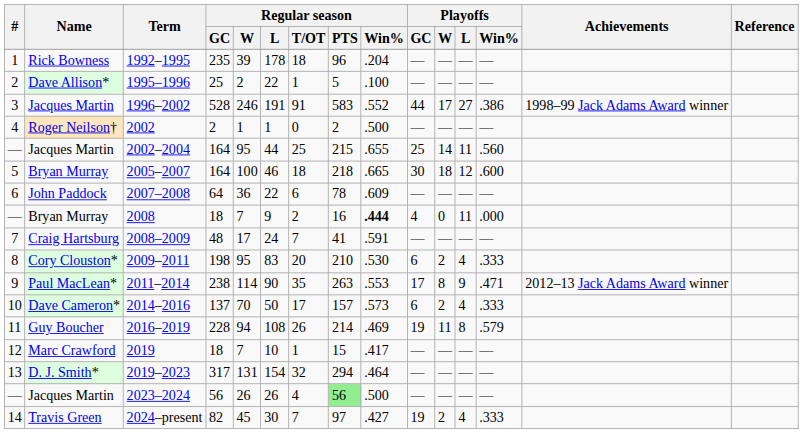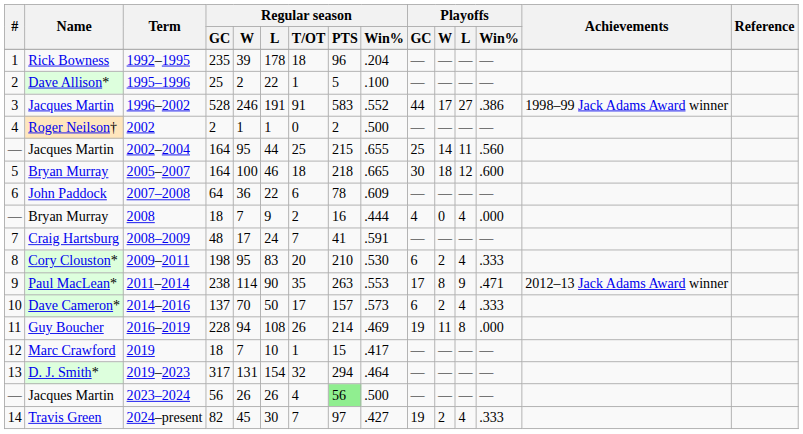(377, 216) bold -> (377, 216) normal
(465, 216) 11 -> (462, 216) 4
(491, 328) .579 -> (491, 328) .000
